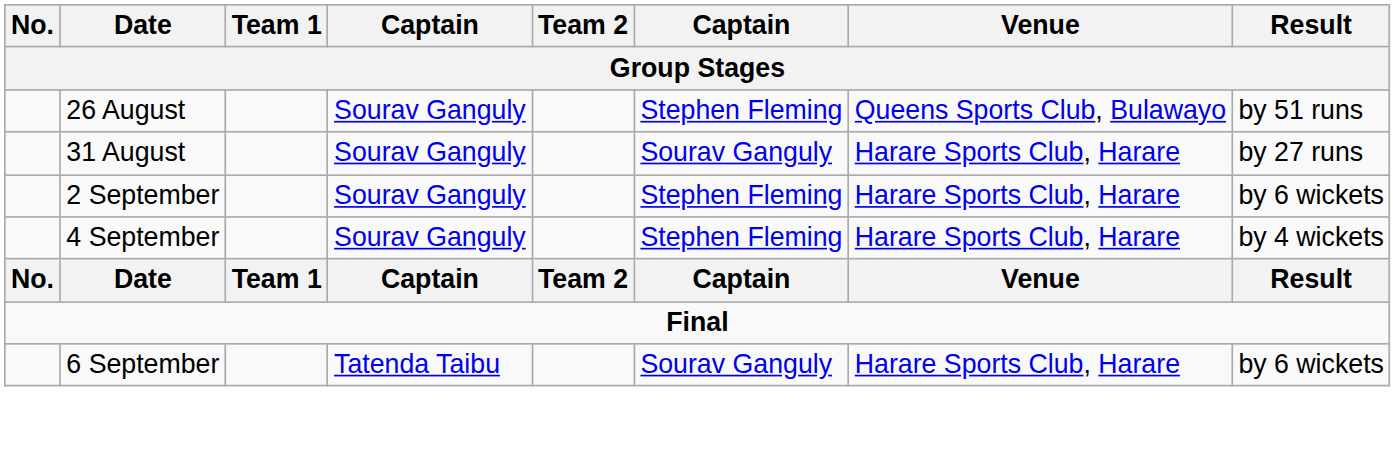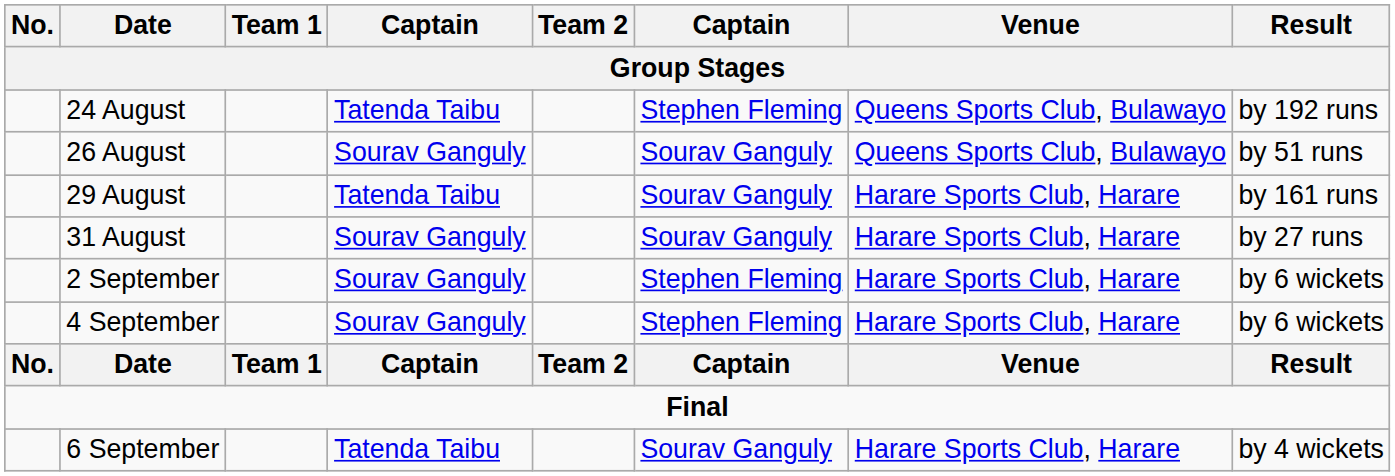+ row: (126, 110)
(741, 110) Stephen Fleming -> (736, 152) Sourav Ganguly
+ row: (126, 195)
(1311, 237) by 4 wickets -> (1311, 322) by 6 wickets
(1311, 364) by 6 wickets -> (1311, 449) by 4 wickets
